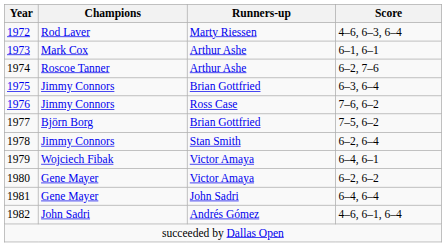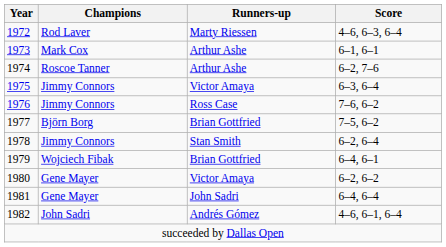(225, 86) Brian Gottfried -> (222, 86) Victor Amaya
(222, 159) Victor Amaya -> (225, 159) Brian Gottfried
